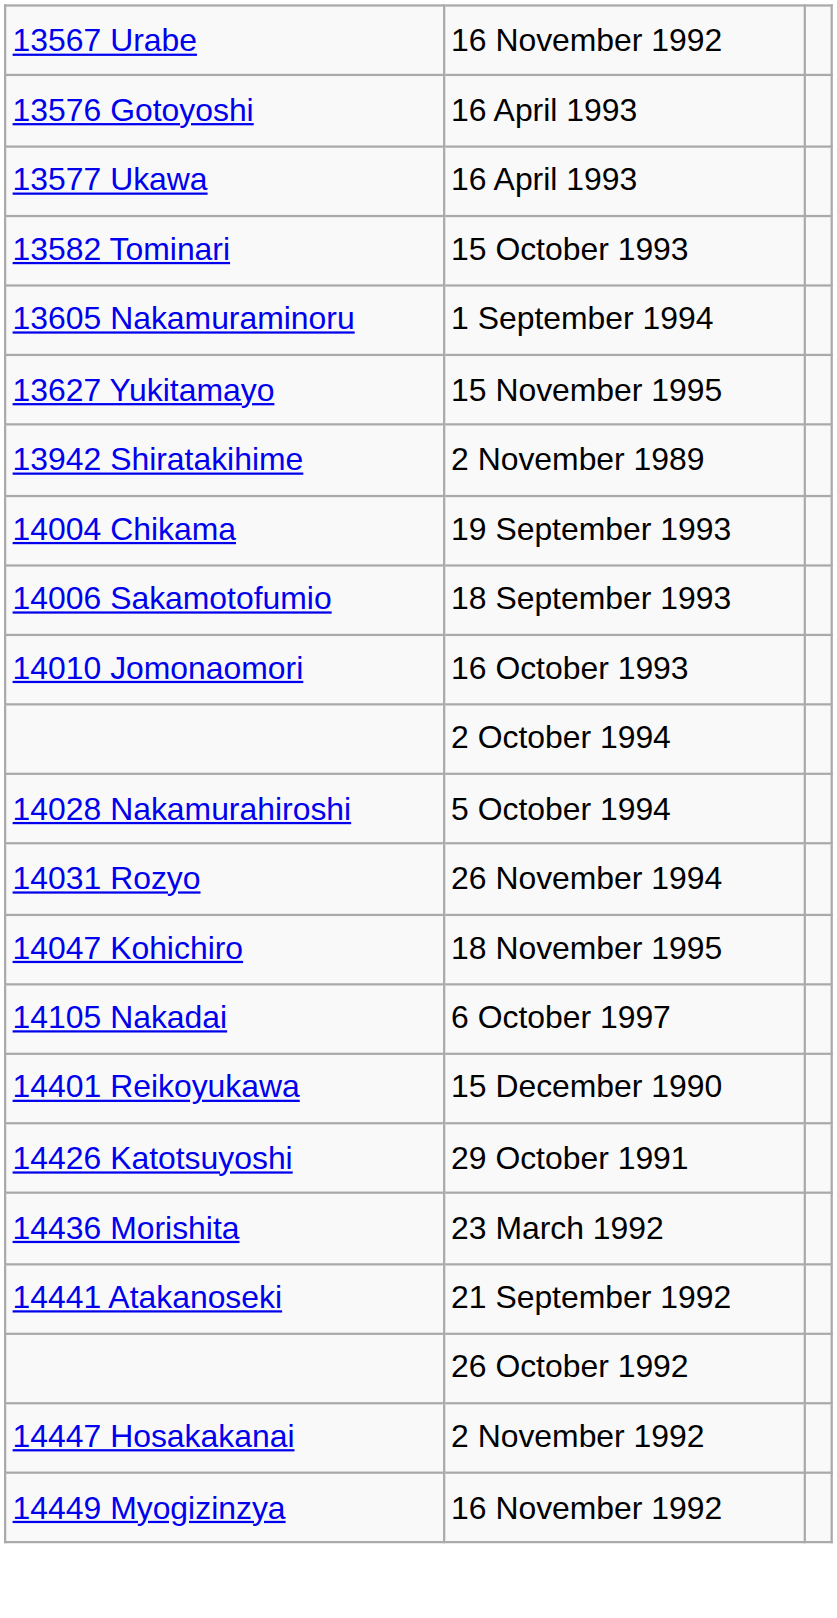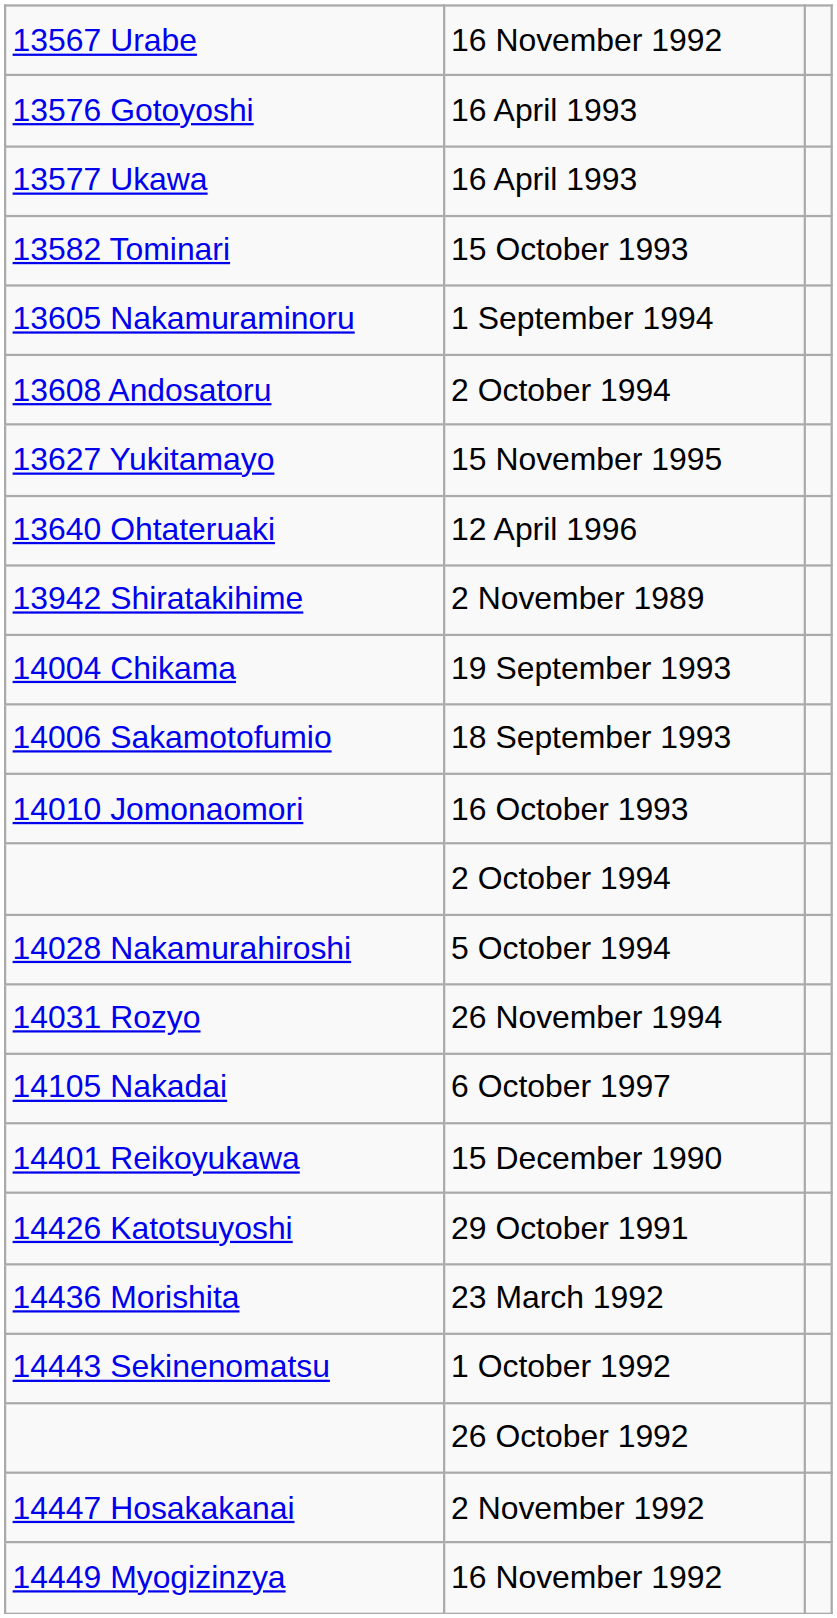+ row: (142, 389)
+ row: (144, 528)
- row: (128, 947)
- row: (147, 1297)
+ row: (171, 1367)
